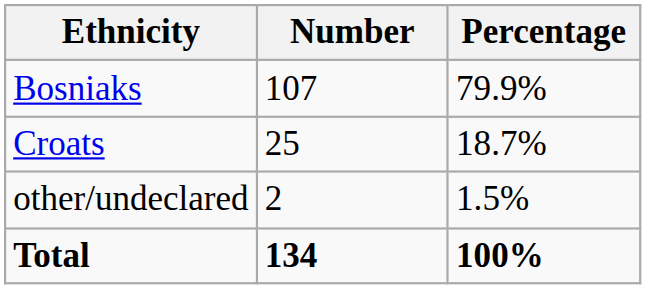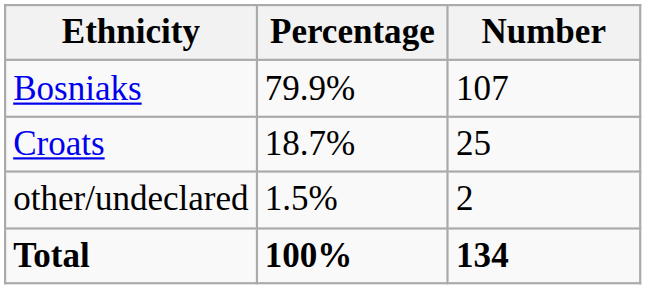columns swapped: (352, 32) <-> (544, 32)
